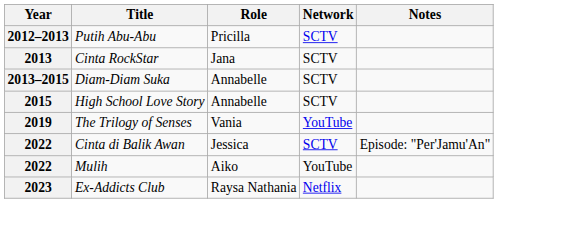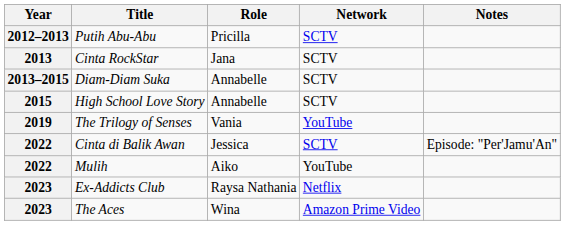+ row: (100, 209)
